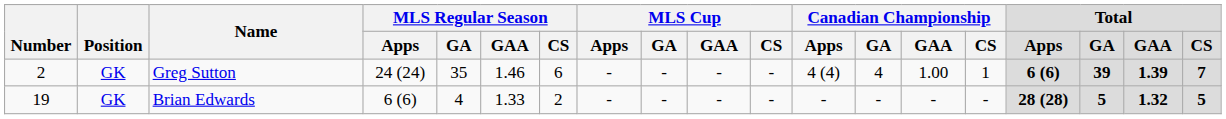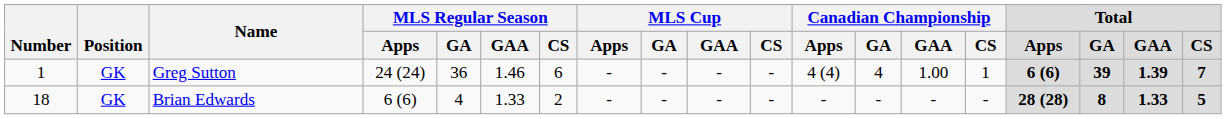(41, 72) 2 -> (41, 72) 1
(459, 72) 35 -> (459, 72) 36
(41, 99) 19 -> (41, 99) 18
(1102, 99) 5 -> (1102, 99) 8
(1153, 99) 1.32 -> (1153, 99) 1.33
